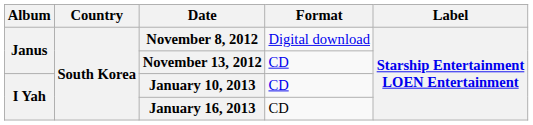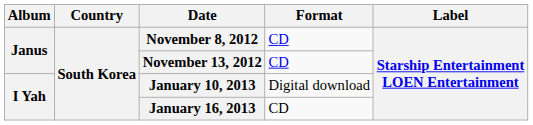(319, 39) Digital download -> (279, 39) CD
(279, 85) CD -> (319, 85) Digital download
